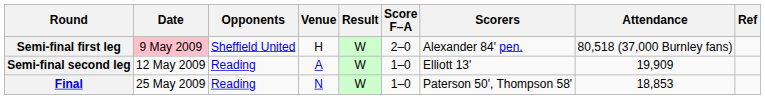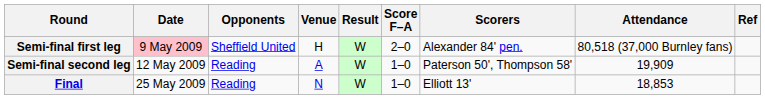(447, 65) Elliott 13' -> (498, 65) Paterson 50', Thompson 58'
(498, 84) Paterson 50', Thompson 58' -> (447, 84) Elliott 13'
